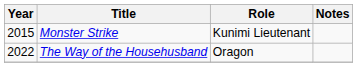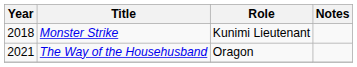(21, 33) 2015 -> (21, 33) 2018
(21, 52) 2022 -> (21, 52) 2021
